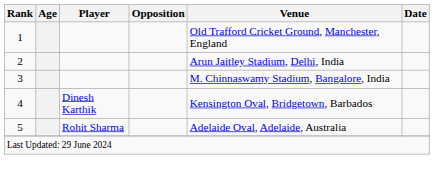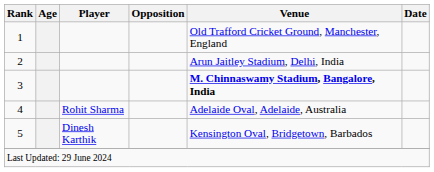(290, 79) normal -> (282, 85) bold
(79, 103) Dinesh Karthik -> (93, 109) Rohit Sharma
(281, 103) Kensington Oval, Bridgetown, Barbados -> (268, 109) Adelaide Oval, Adelaide, Australia
(93, 127) Rohit Sharma -> (79, 133) Dinesh Karthik
(268, 127) Adelaide Oval, Adelaide, Australia -> (281, 133) Kensington Oval, Bridgetown, Barbados
